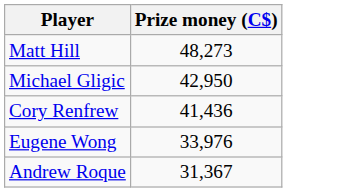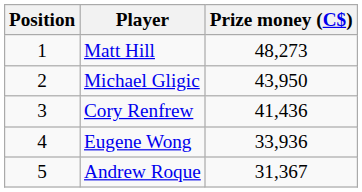+ column: (42, 19)
(206, 80) 42,950 -> (281, 80) 43,950
(206, 141) 33,976 -> (281, 141) 33,936
